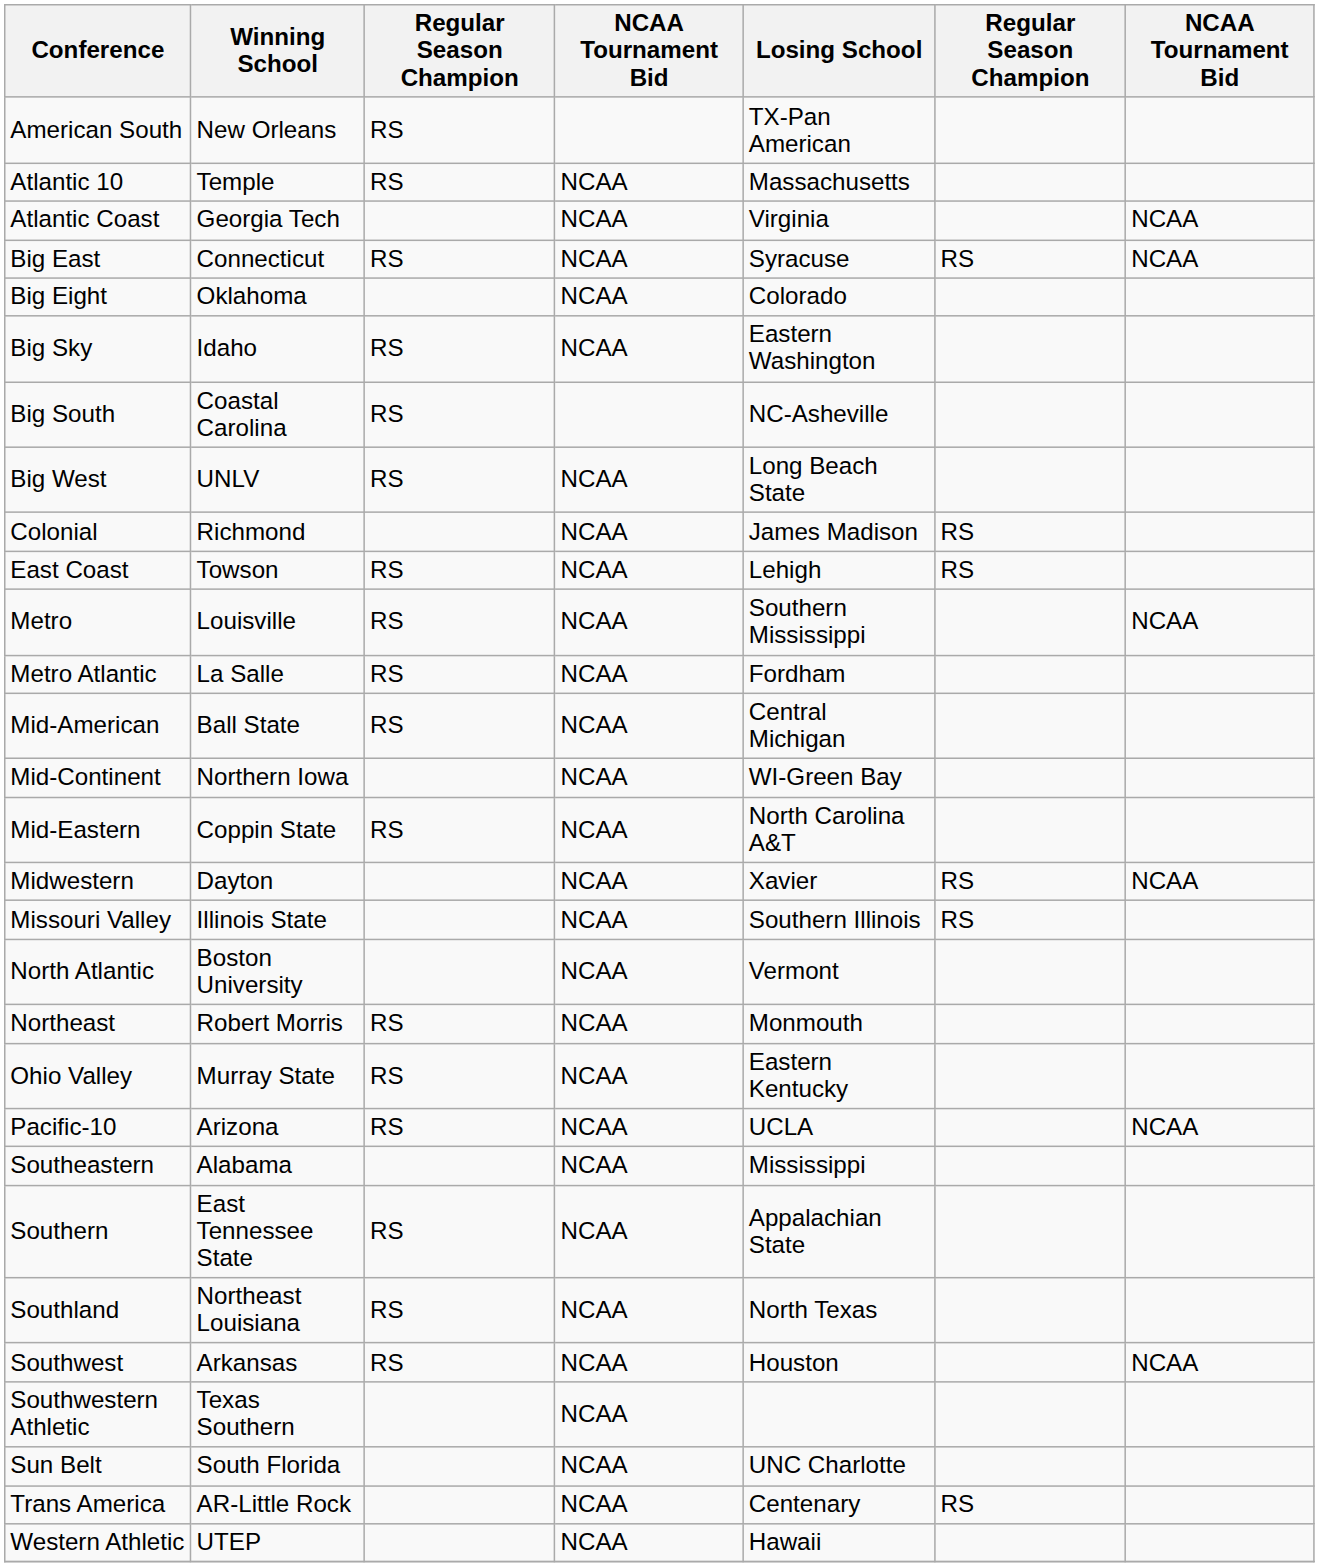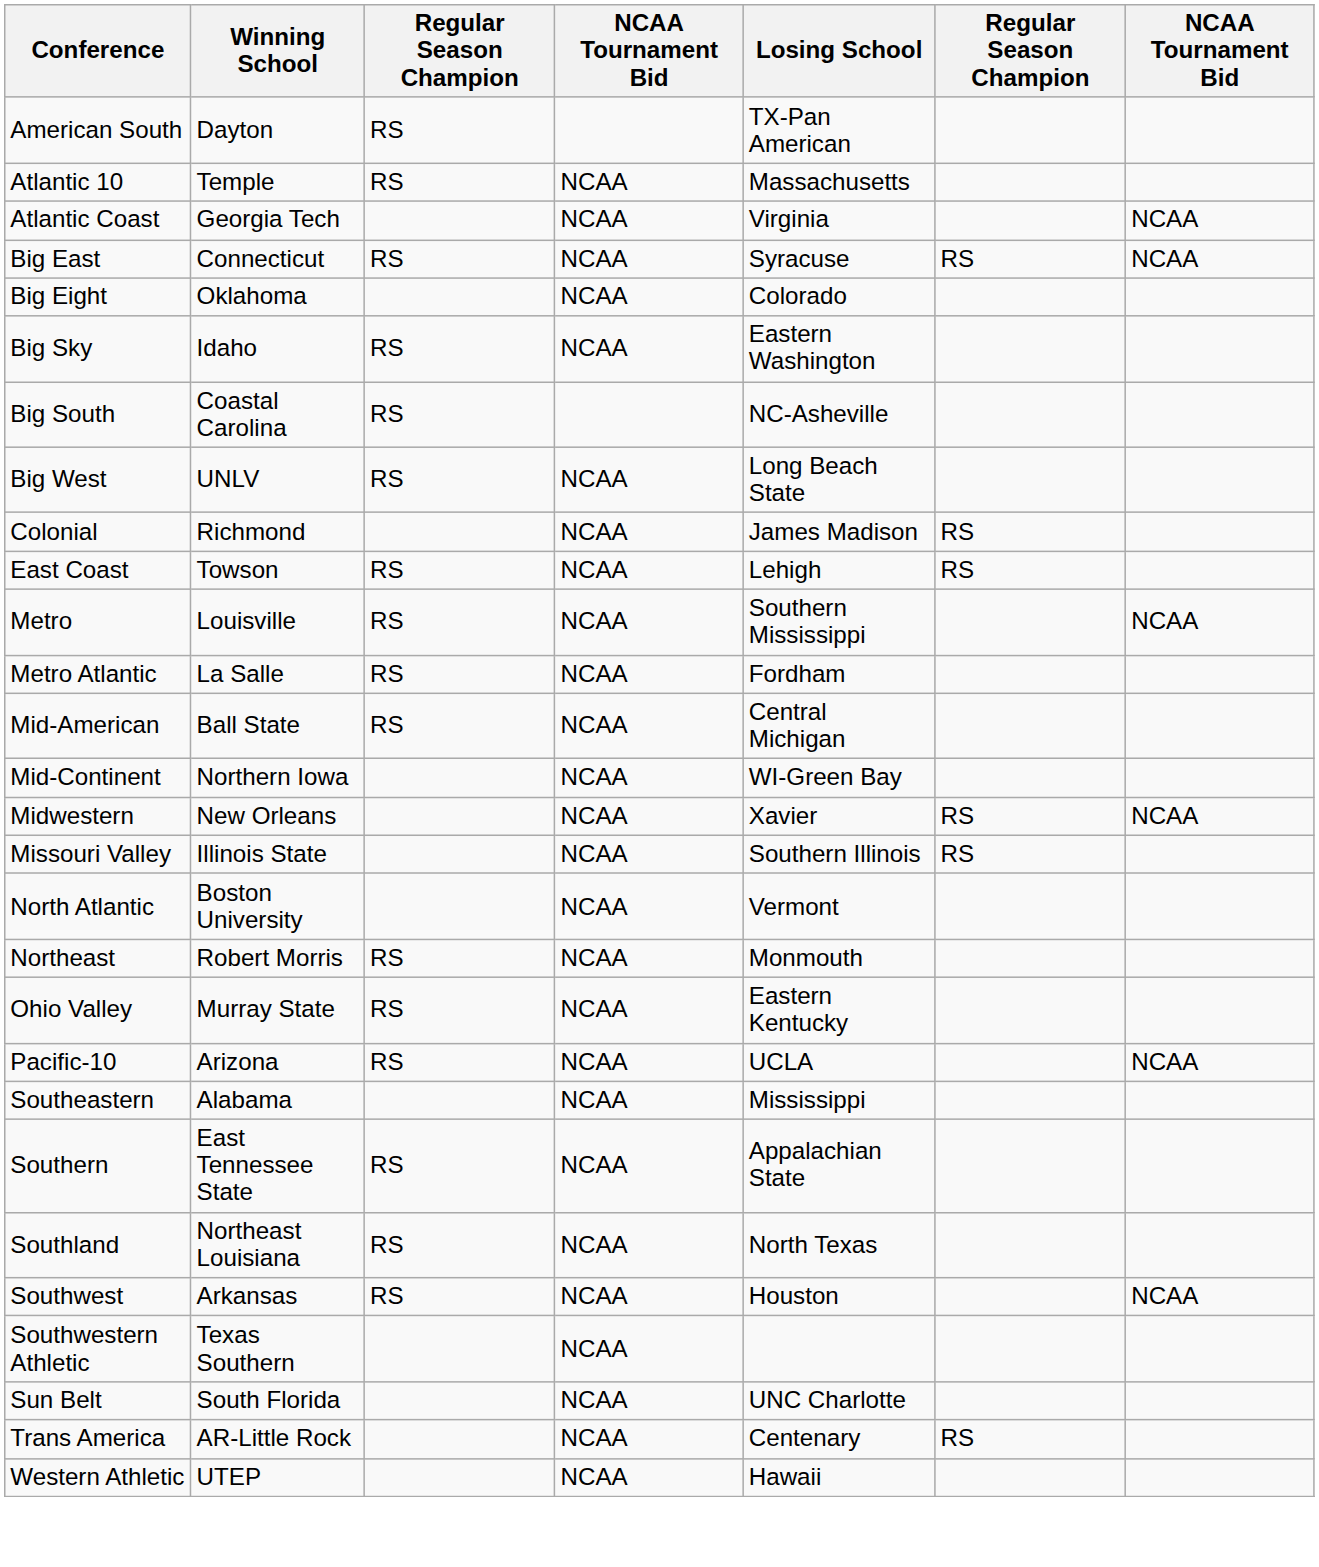(266, 129) New Orleans -> (235, 129) Dayton
- row: (75, 829)
(235, 881) Dayton -> (266, 815) New Orleans
